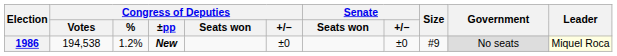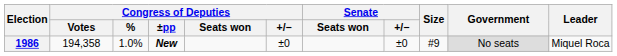(81, 43) 194,538 -> (81, 43) 194,358
(131, 43) 1.2% -> (131, 43) 1.0%
(581, 43) lightyellow background -> (581, 43) no background
